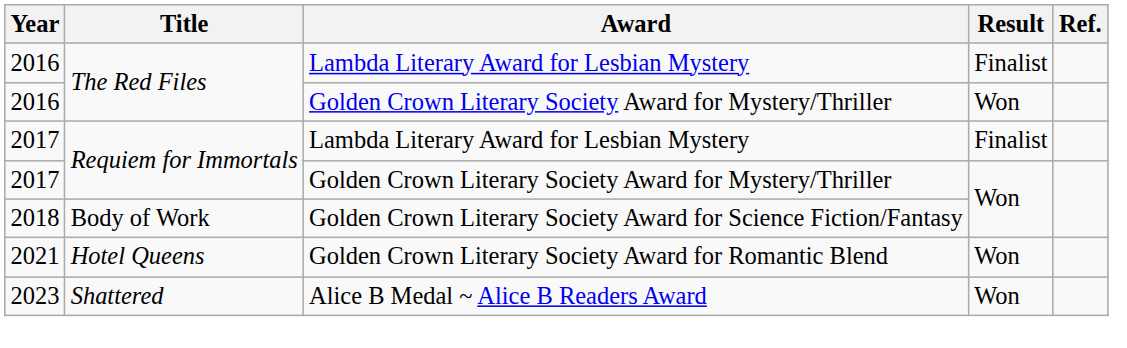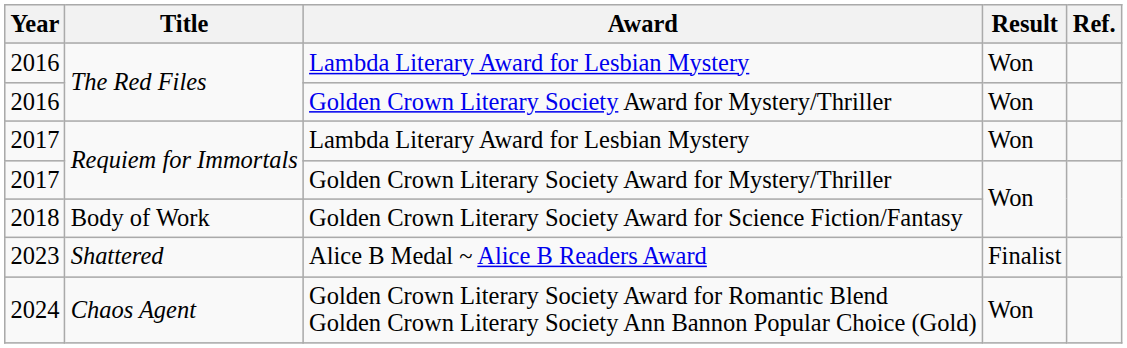(1011, 62) Finalist -> (1011, 62) Won
(1011, 140) Finalist -> (1011, 140) Won
- row: (35, 256)
(997, 295) Won -> (1025, 256) Finalist
+ row: (35, 309)
